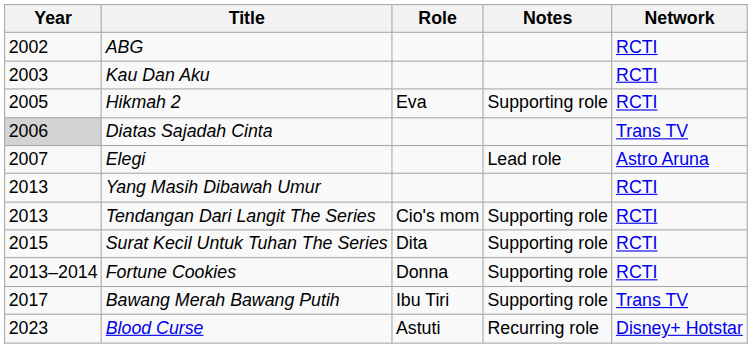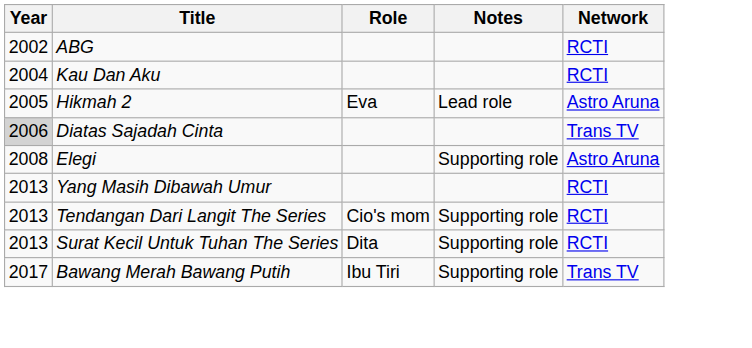(28, 74) 2003 -> (28, 74) 2004
(548, 103) Supporting role -> (475, 103) Lead role
(637, 103) RCTI -> (613, 103) Astro Aruna
(28, 159) 2007 -> (28, 159) 2008
(524, 159) Lead role -> (498, 159) Supporting role
(28, 243) 2015 -> (28, 243) 2013
- row: (171, 272)
- row: (155, 328)
